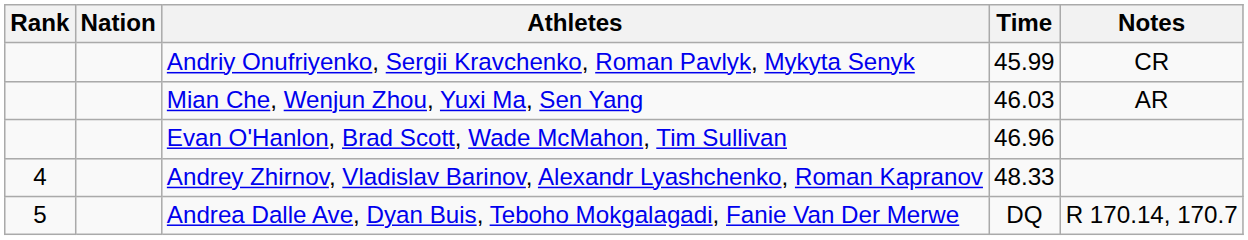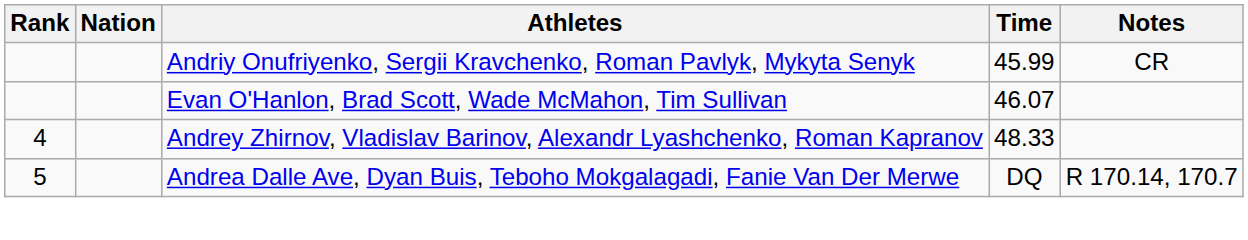- row: (405, 100)
(1024, 138) 46.96 -> (1024, 100) 46.07
